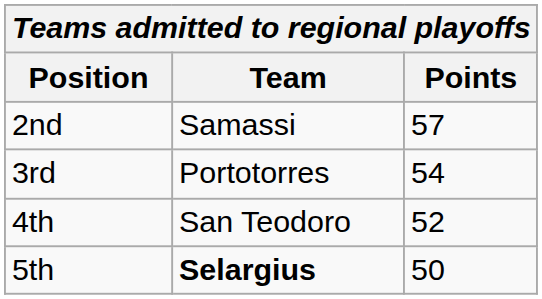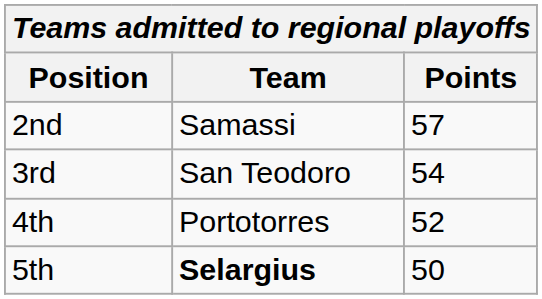(254, 173) Portotorres -> (265, 173) San Teodoro
(265, 221) San Teodoro -> (254, 221) Portotorres
